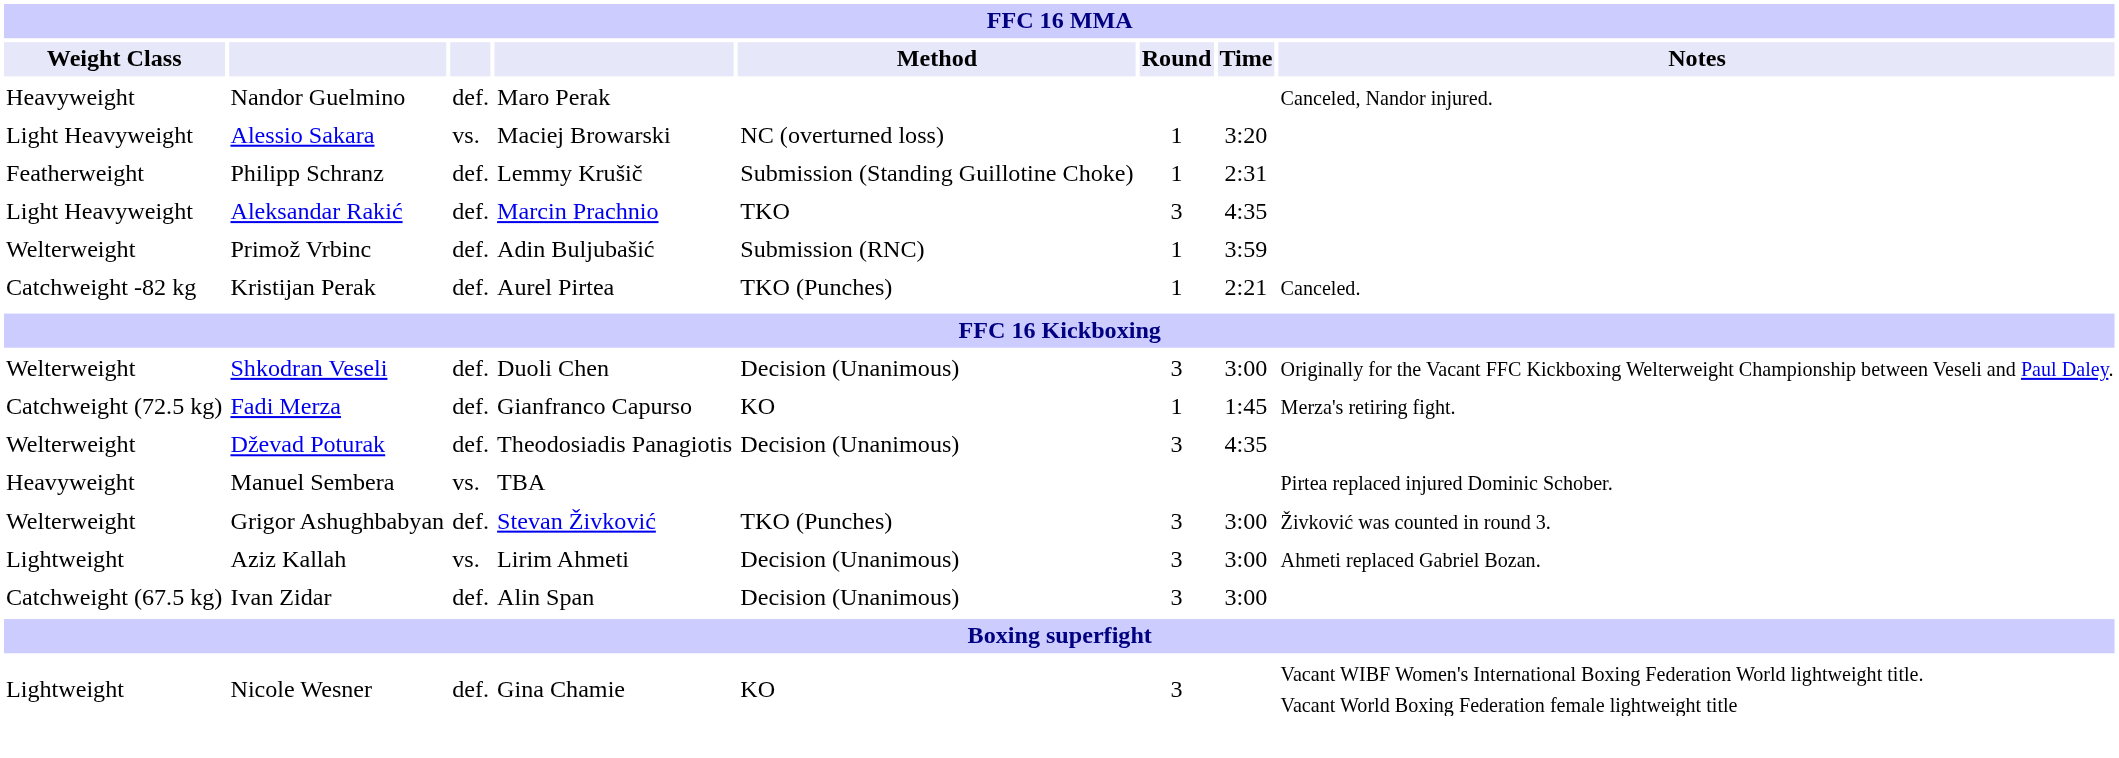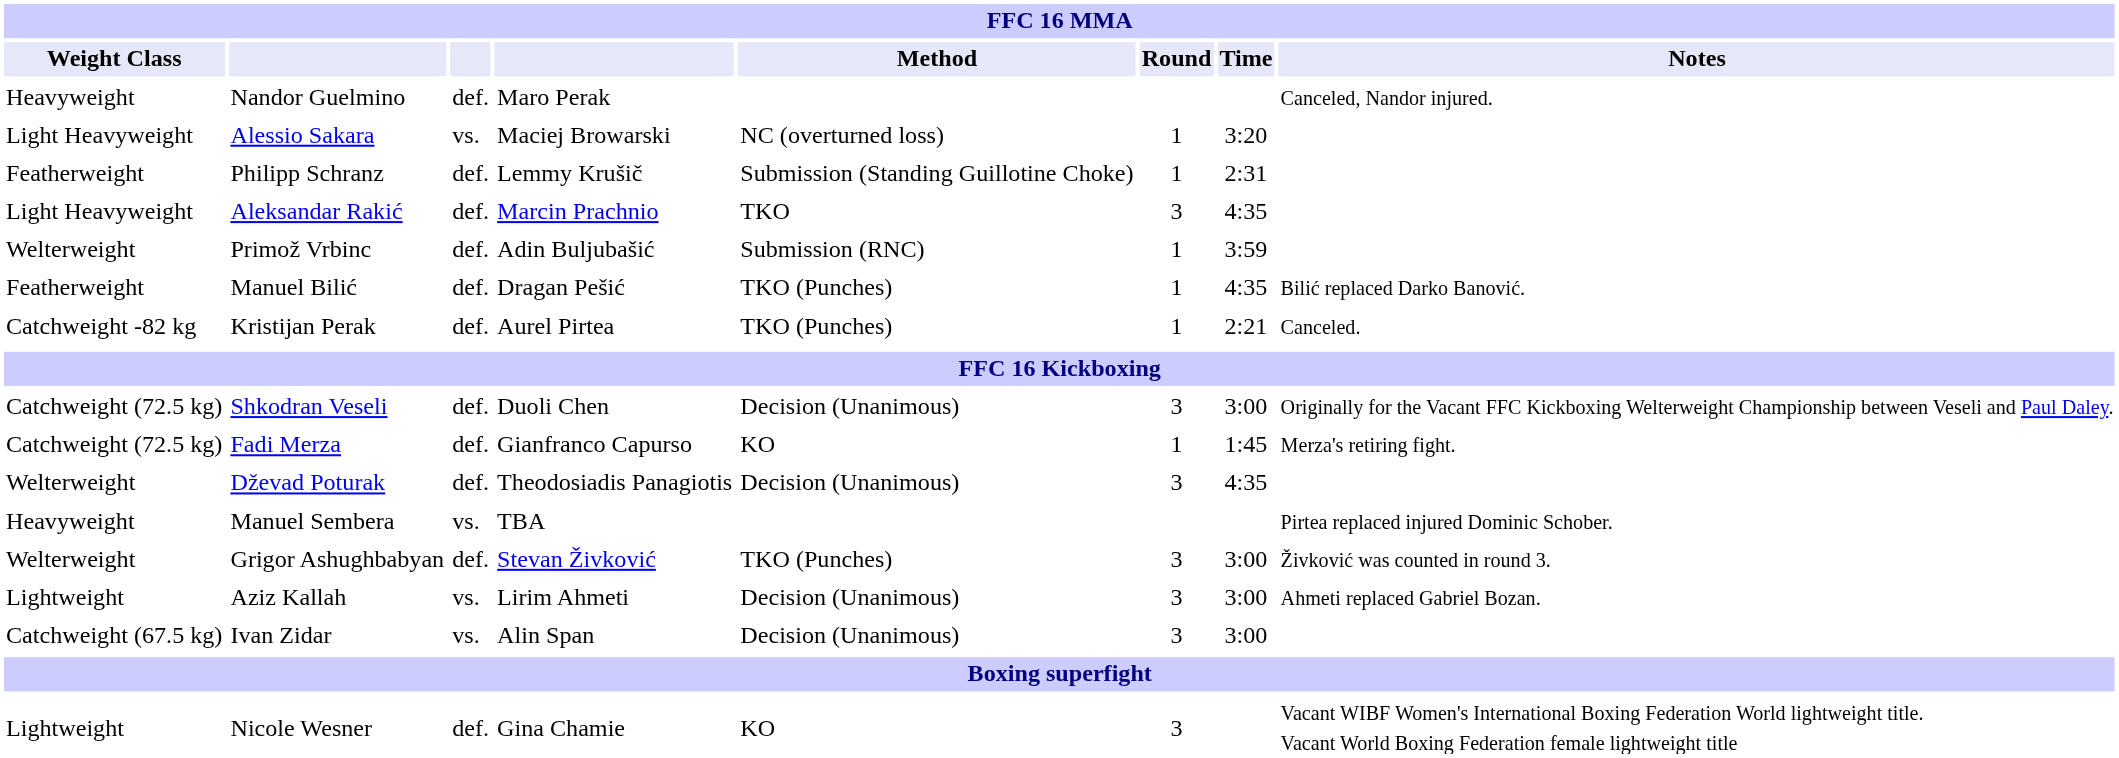+ row: (294, 287)
(71, 368) Welterweight -> (114, 406) Catchweight (72.5 kg)
(471, 597) def. -> (466, 635) vs.
